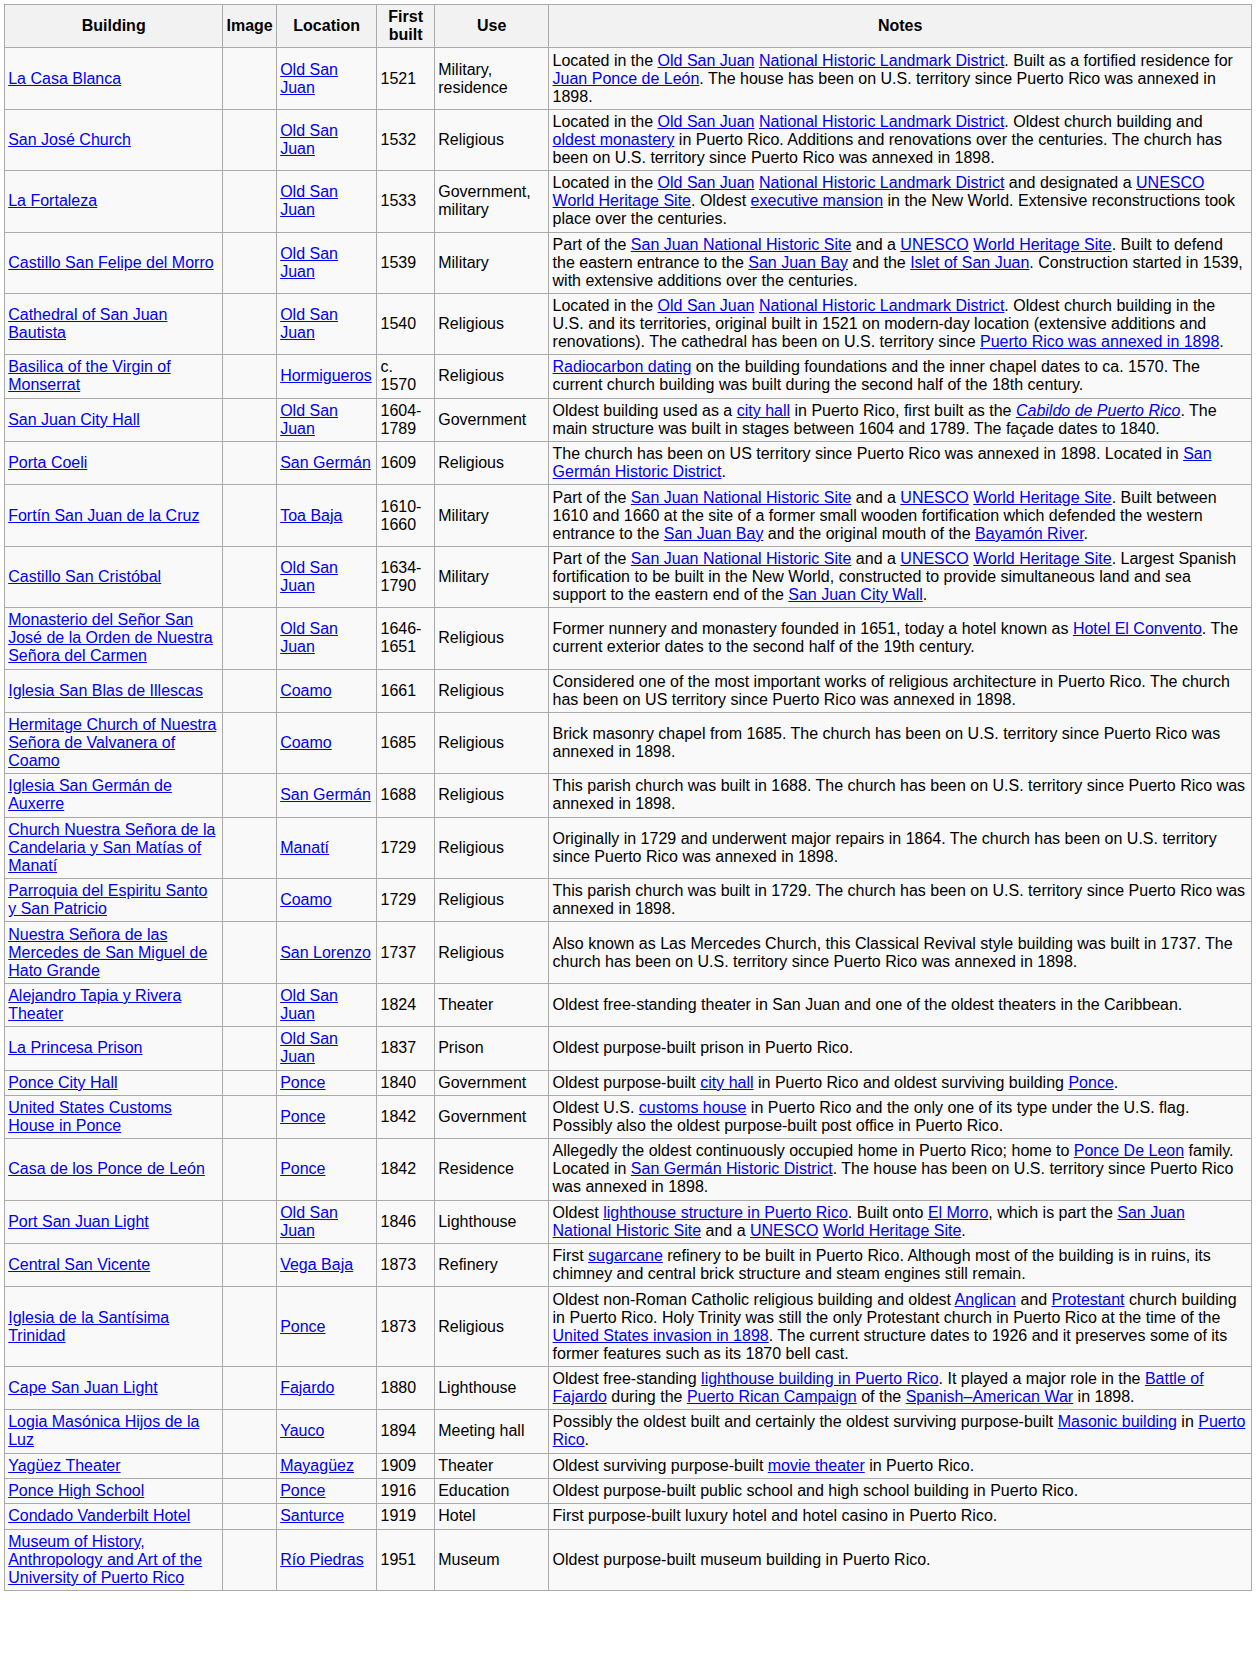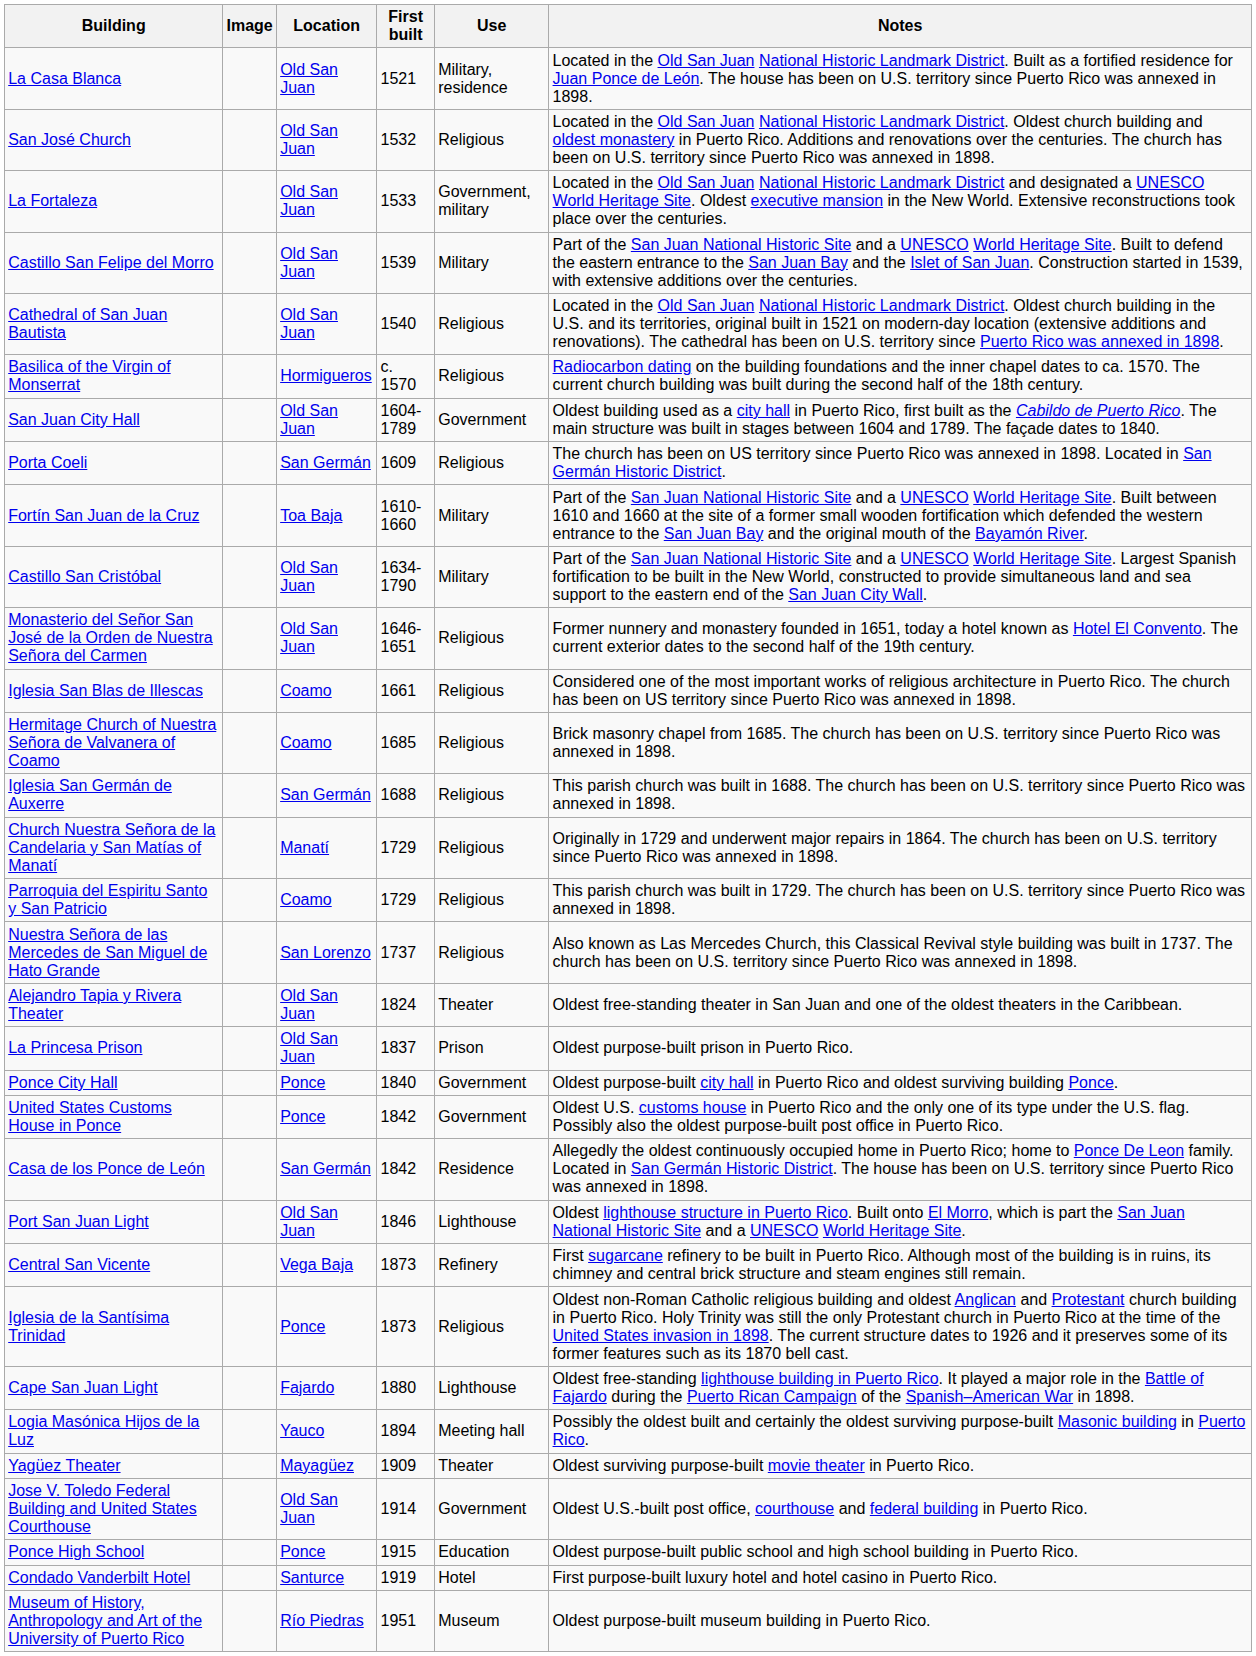(303, 1169) Ponce -> (326, 1169) San Germán
+ row: (102, 1509)
(398, 1491) 1916 -> (398, 1552) 1915
